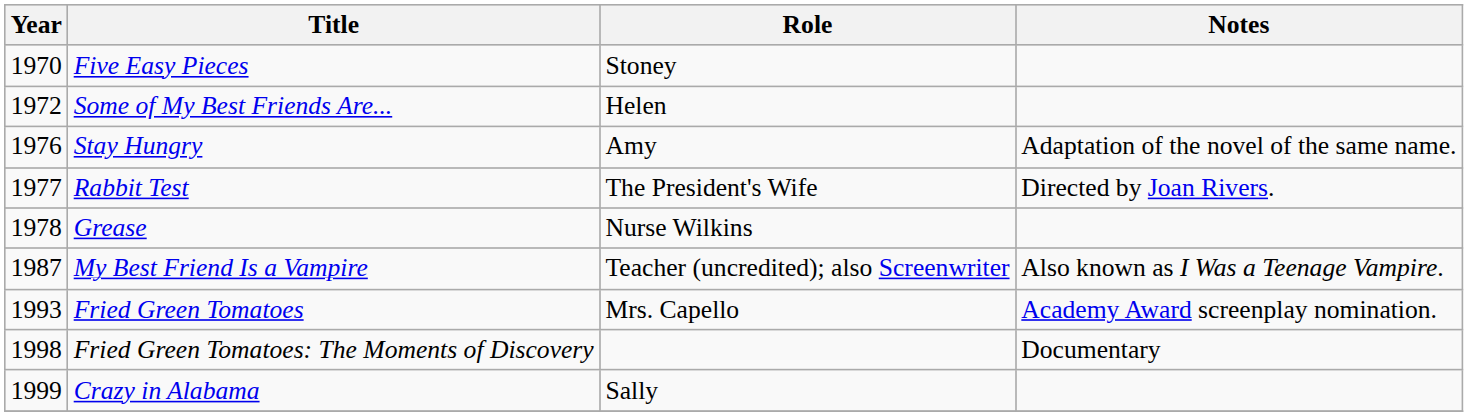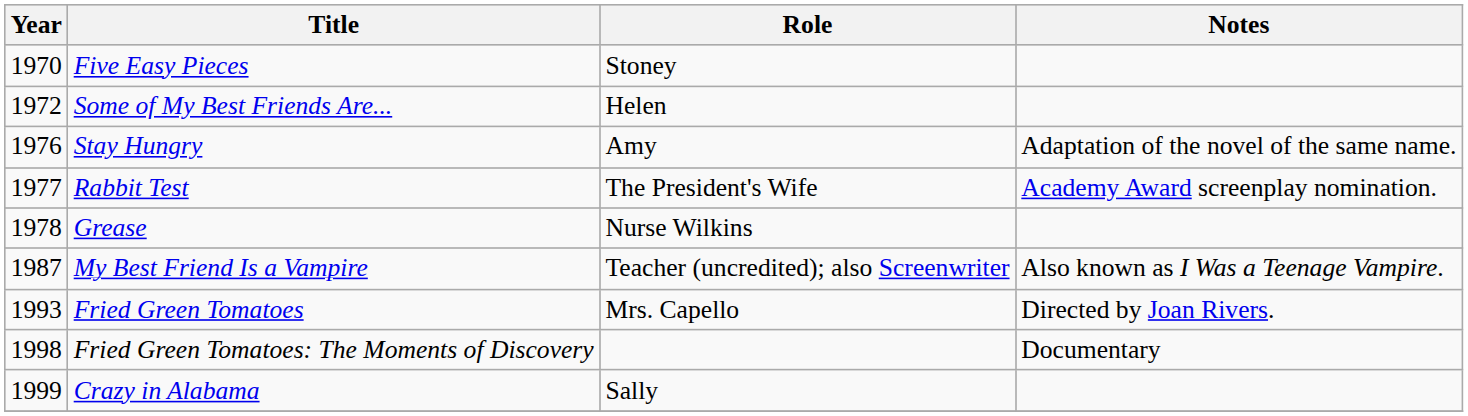(1148, 187) Directed by Joan Rivers. -> (1229, 187) Academy Award screenplay nomination.
(1229, 308) Academy Award screenplay nomination. -> (1148, 308) Directed by Joan Rivers.
